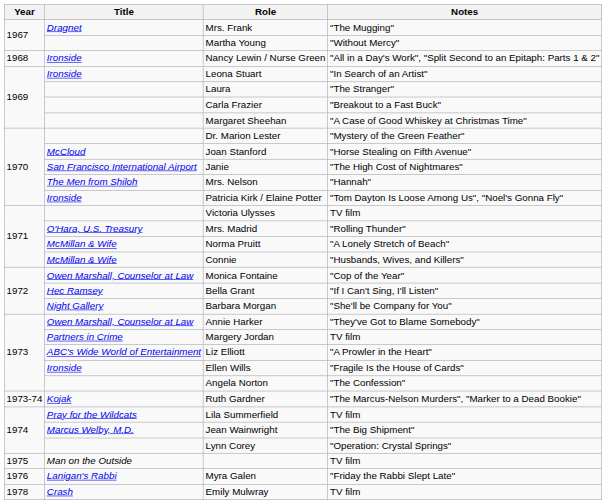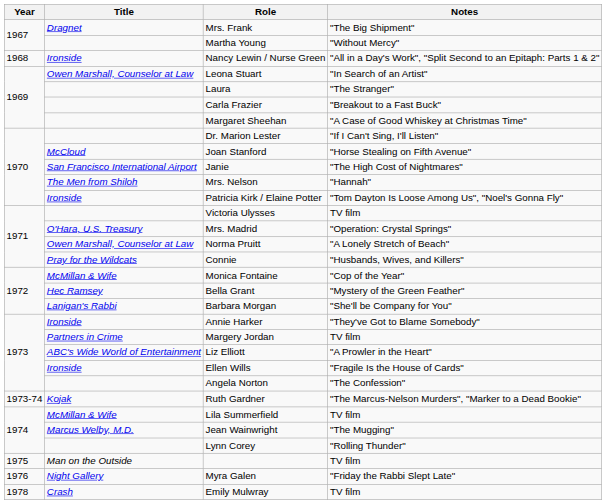(362, 27) "The Mugging" -> (372, 27) "The Big Shipment"
(64, 74) Ironside -> (120, 74) Owen Marshall, Counselor at Law
(397, 136) "Mystery of the Green Feather" -> (384, 136) "If I Can't Sing, I'll Listen"
(368, 228) "Rolling Thunder" -> (391, 228) "Operation: Crystal Springs"
(82, 244) McMillan & Wife -> (120, 244) Owen Marshall, Counselor at Law
(82, 259) McMillan & Wife -> (92, 259) Pray for the Wildcats
(120, 275) Owen Marshall, Counselor at Law -> (82, 275) McMillan & Wife
(384, 290) "If I Can't Sing, I'll Listen" -> (397, 290) "Mystery of the Green Feather"
(75, 306) Night Gallery -> (82, 306) Lanigan's Rabbi
(120, 321) Owen Marshall, Counselor at Law -> (64, 321) Ironside
(92, 414) Pray for the Wildcats -> (82, 414) McMillan & Wife
(372, 430) "The Big Shipment" -> (362, 430) "The Mugging"
(391, 445) "Operation: Crystal Springs" -> (368, 445) "Rolling Thunder"
(82, 476) Lanigan's Rabbi -> (75, 476) Night Gallery
